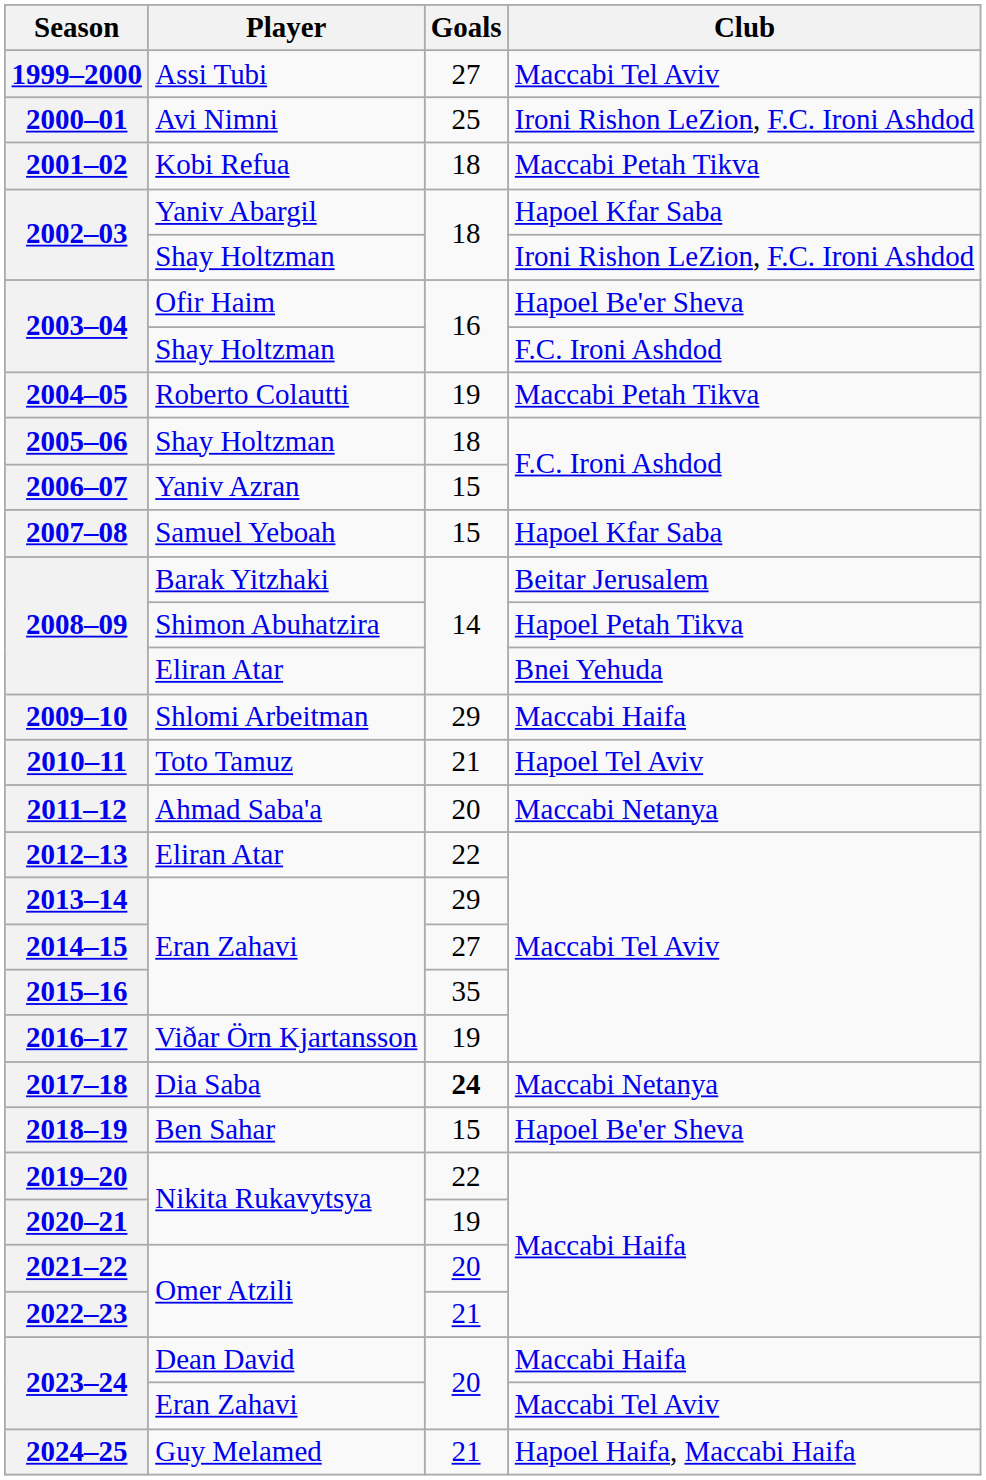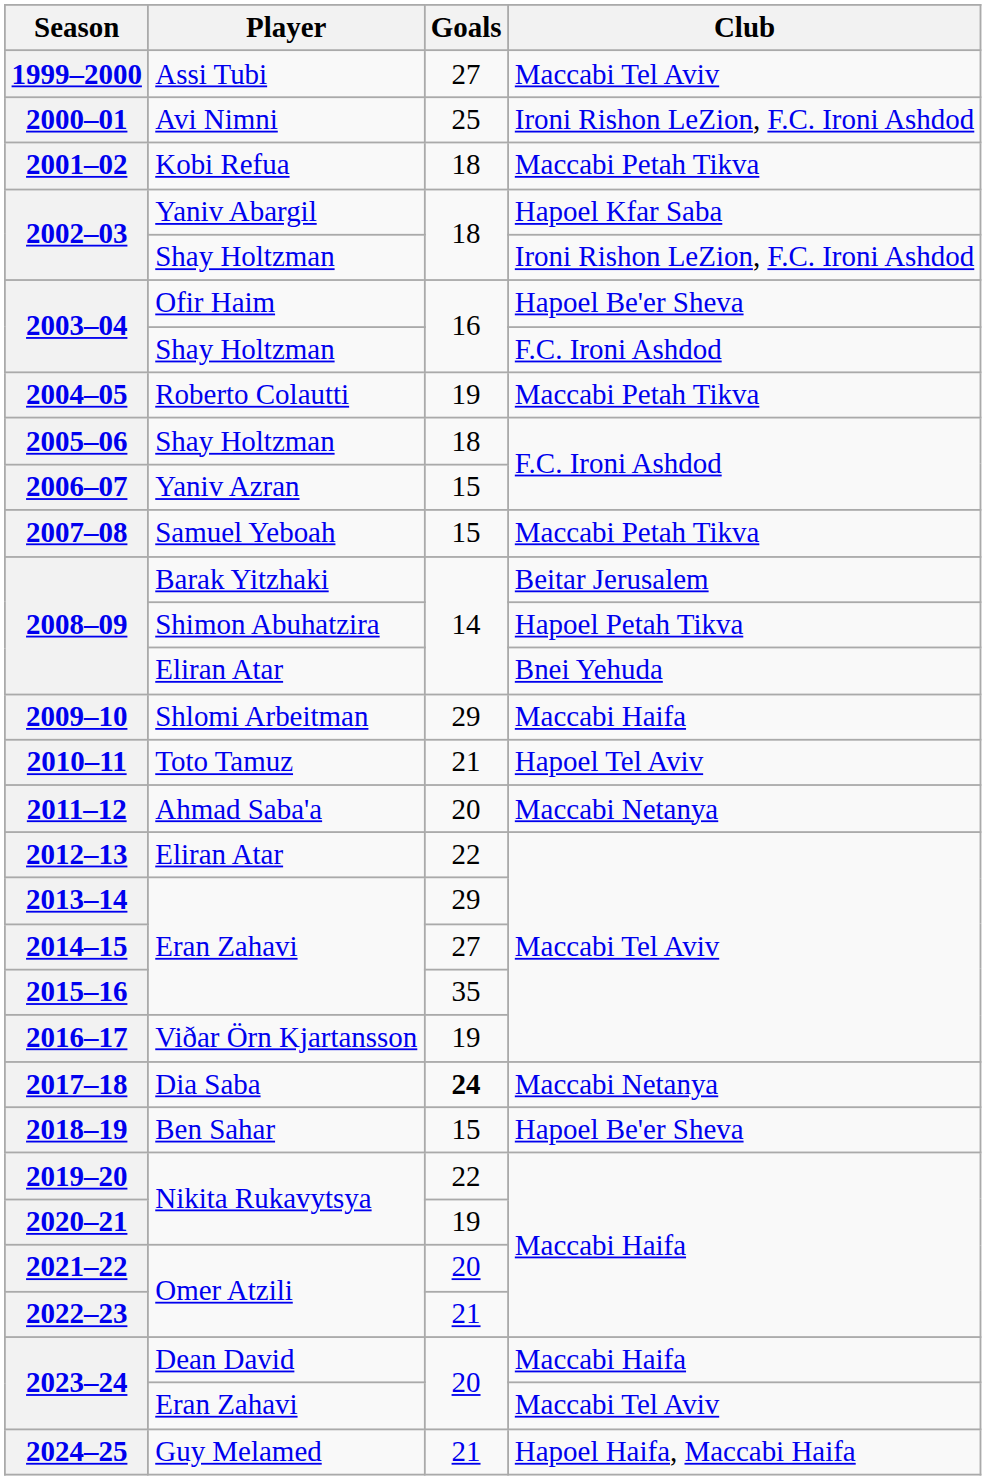(619, 532) Hapoel Kfar Saba -> (637, 532) Maccabi Petah Tikva
